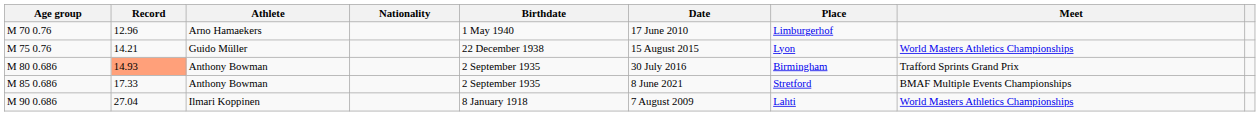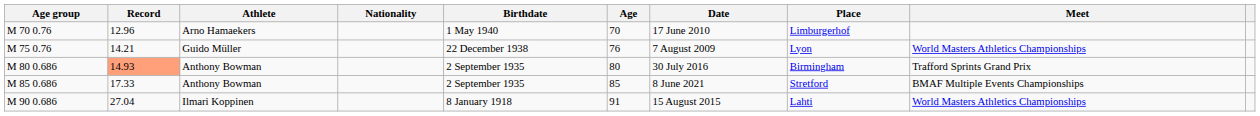+ column: (628, 12)
(665, 48) 15 August 2015 -> (684, 48) 7 August 2009
(662, 101) 7 August 2009 -> (687, 101) 15 August 2015
